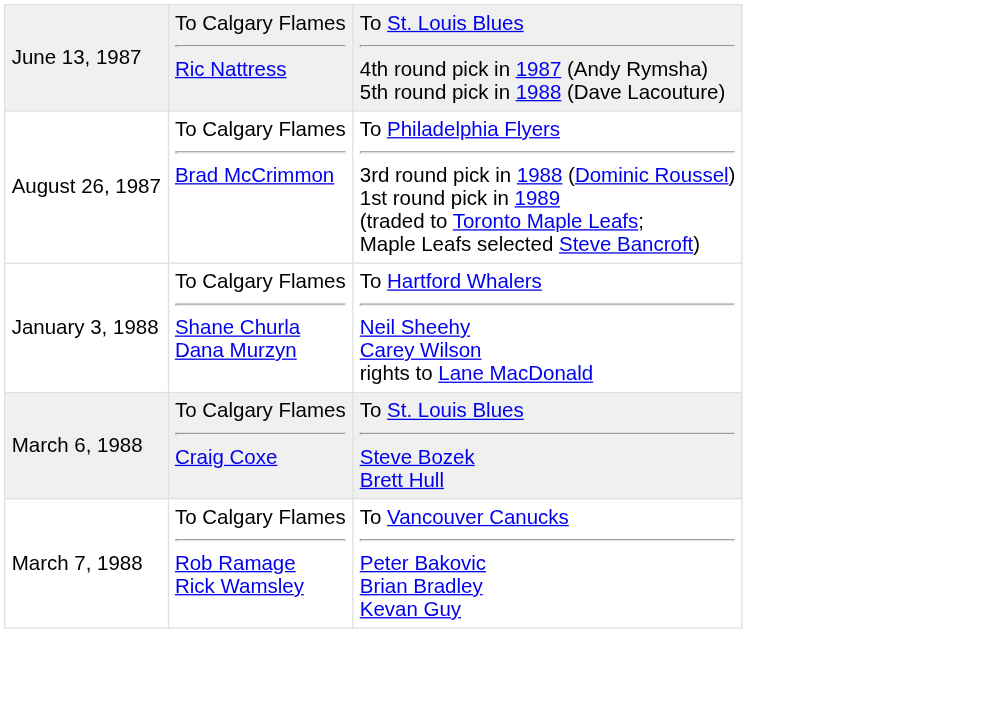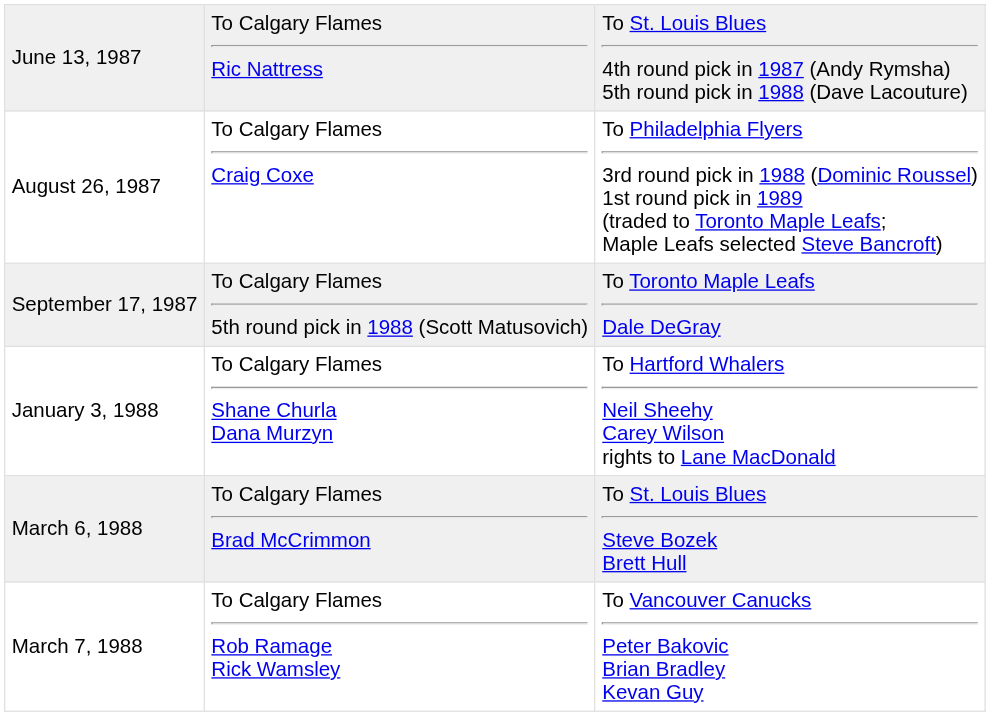(260, 152) To Calgary Flames Brad McCrimmon -> (400, 152) To Calgary Flames Craig Coxe
+ row: (104, 304)
(260, 433) To Calgary Flames Craig Coxe -> (400, 517) To Calgary Flames Brad McCrimmon
